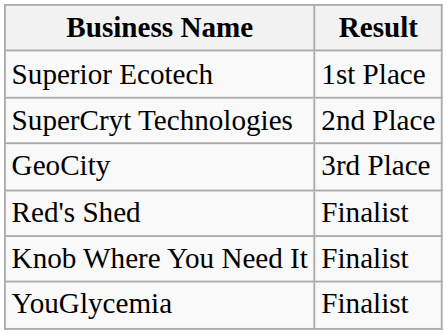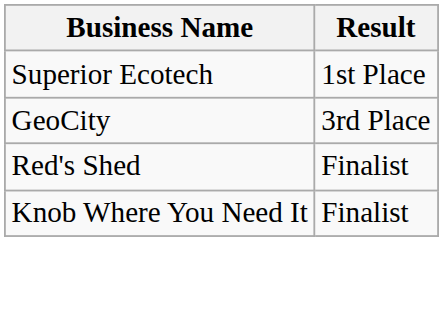- row: (152, 119)
- row: (92, 304)
